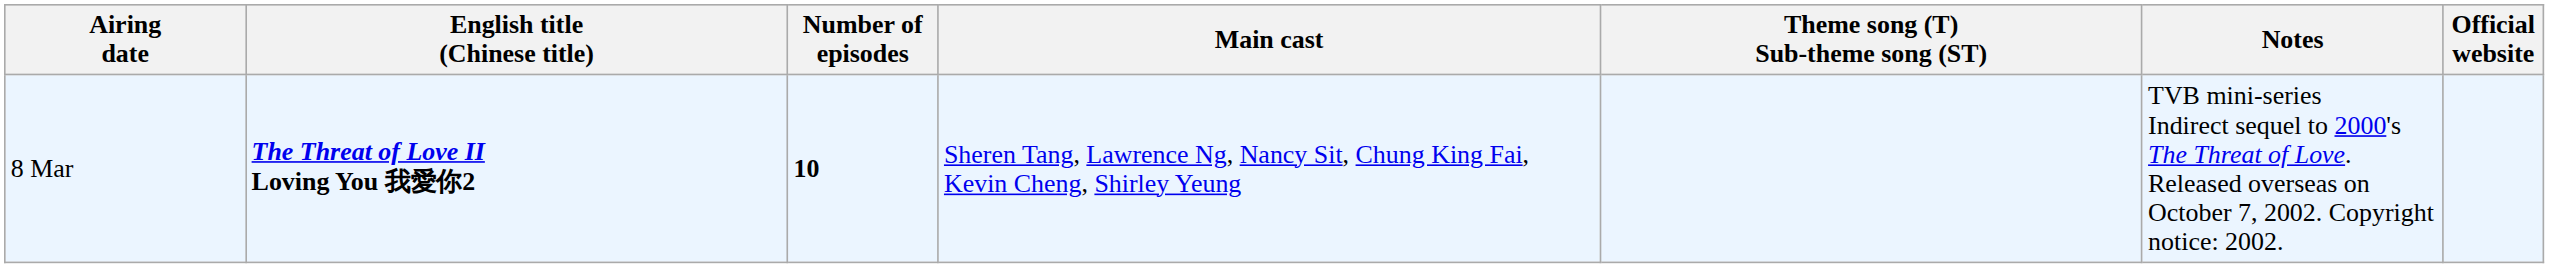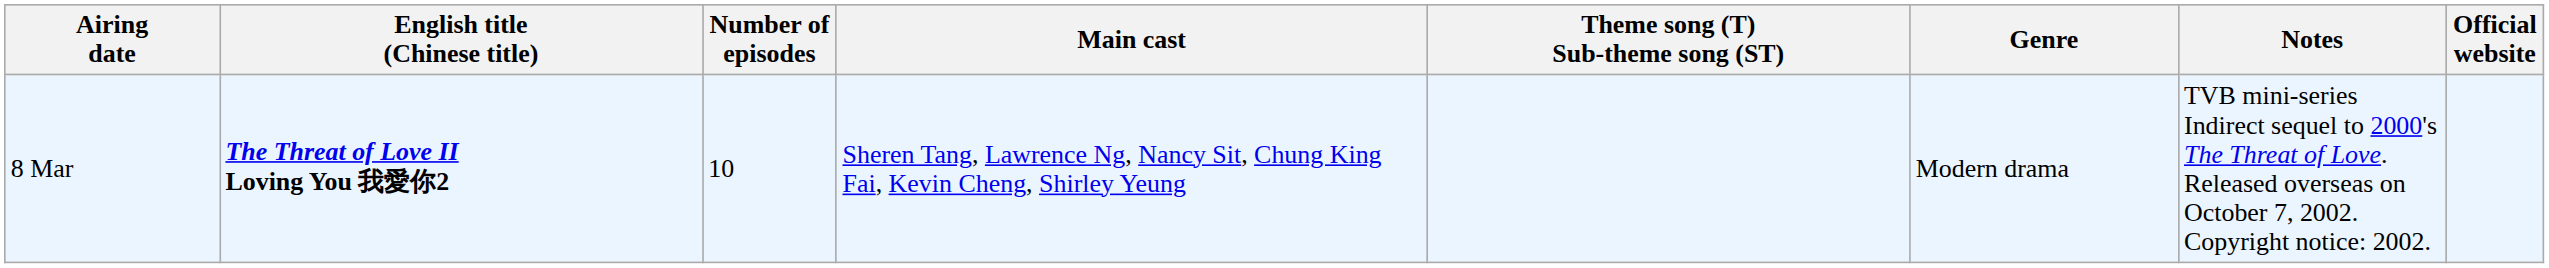+ column: (2044, 39)
(806, 168) bold -> (721, 168) normal
